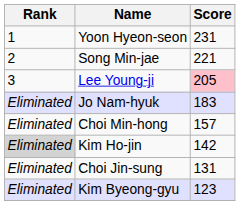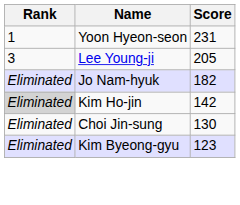- row: (119, 59)
(205, 80) pink background -> (205, 59) no background
(205, 102) 183 -> (205, 80) 182
- row: (123, 124)
(205, 168) 131 -> (205, 124) 130
